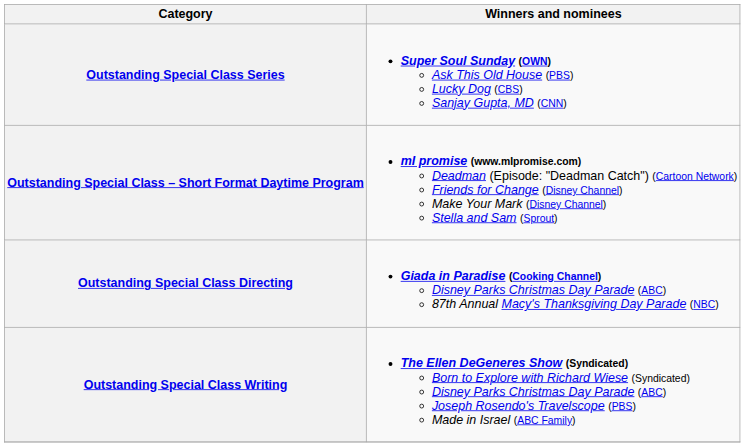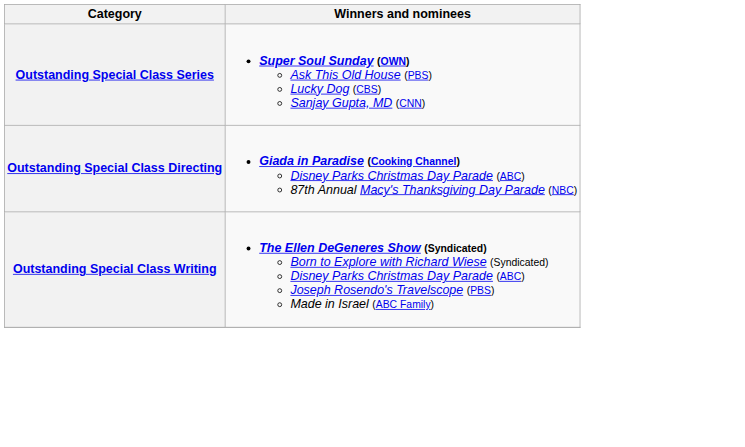- row: (185, 182)
